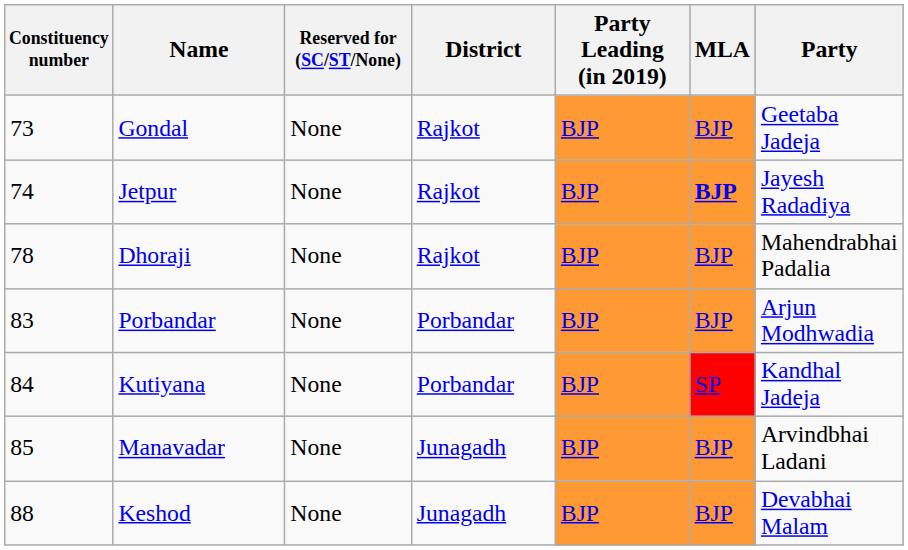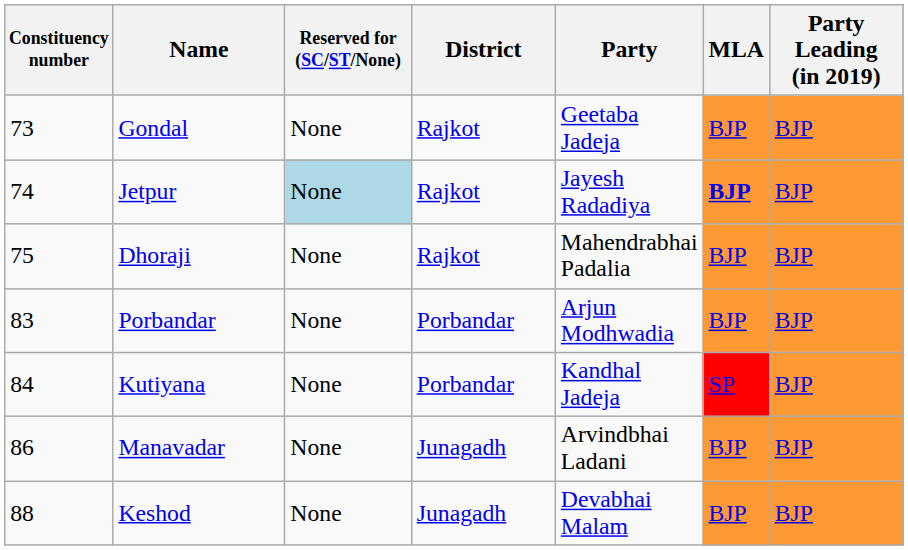columns swapped: (829, 49) <-> (622, 49)
(316, 191) no background -> (316, 191) lightblue background
(22, 255) 78 -> (22, 255) 75
(22, 448) 85 -> (22, 448) 86
